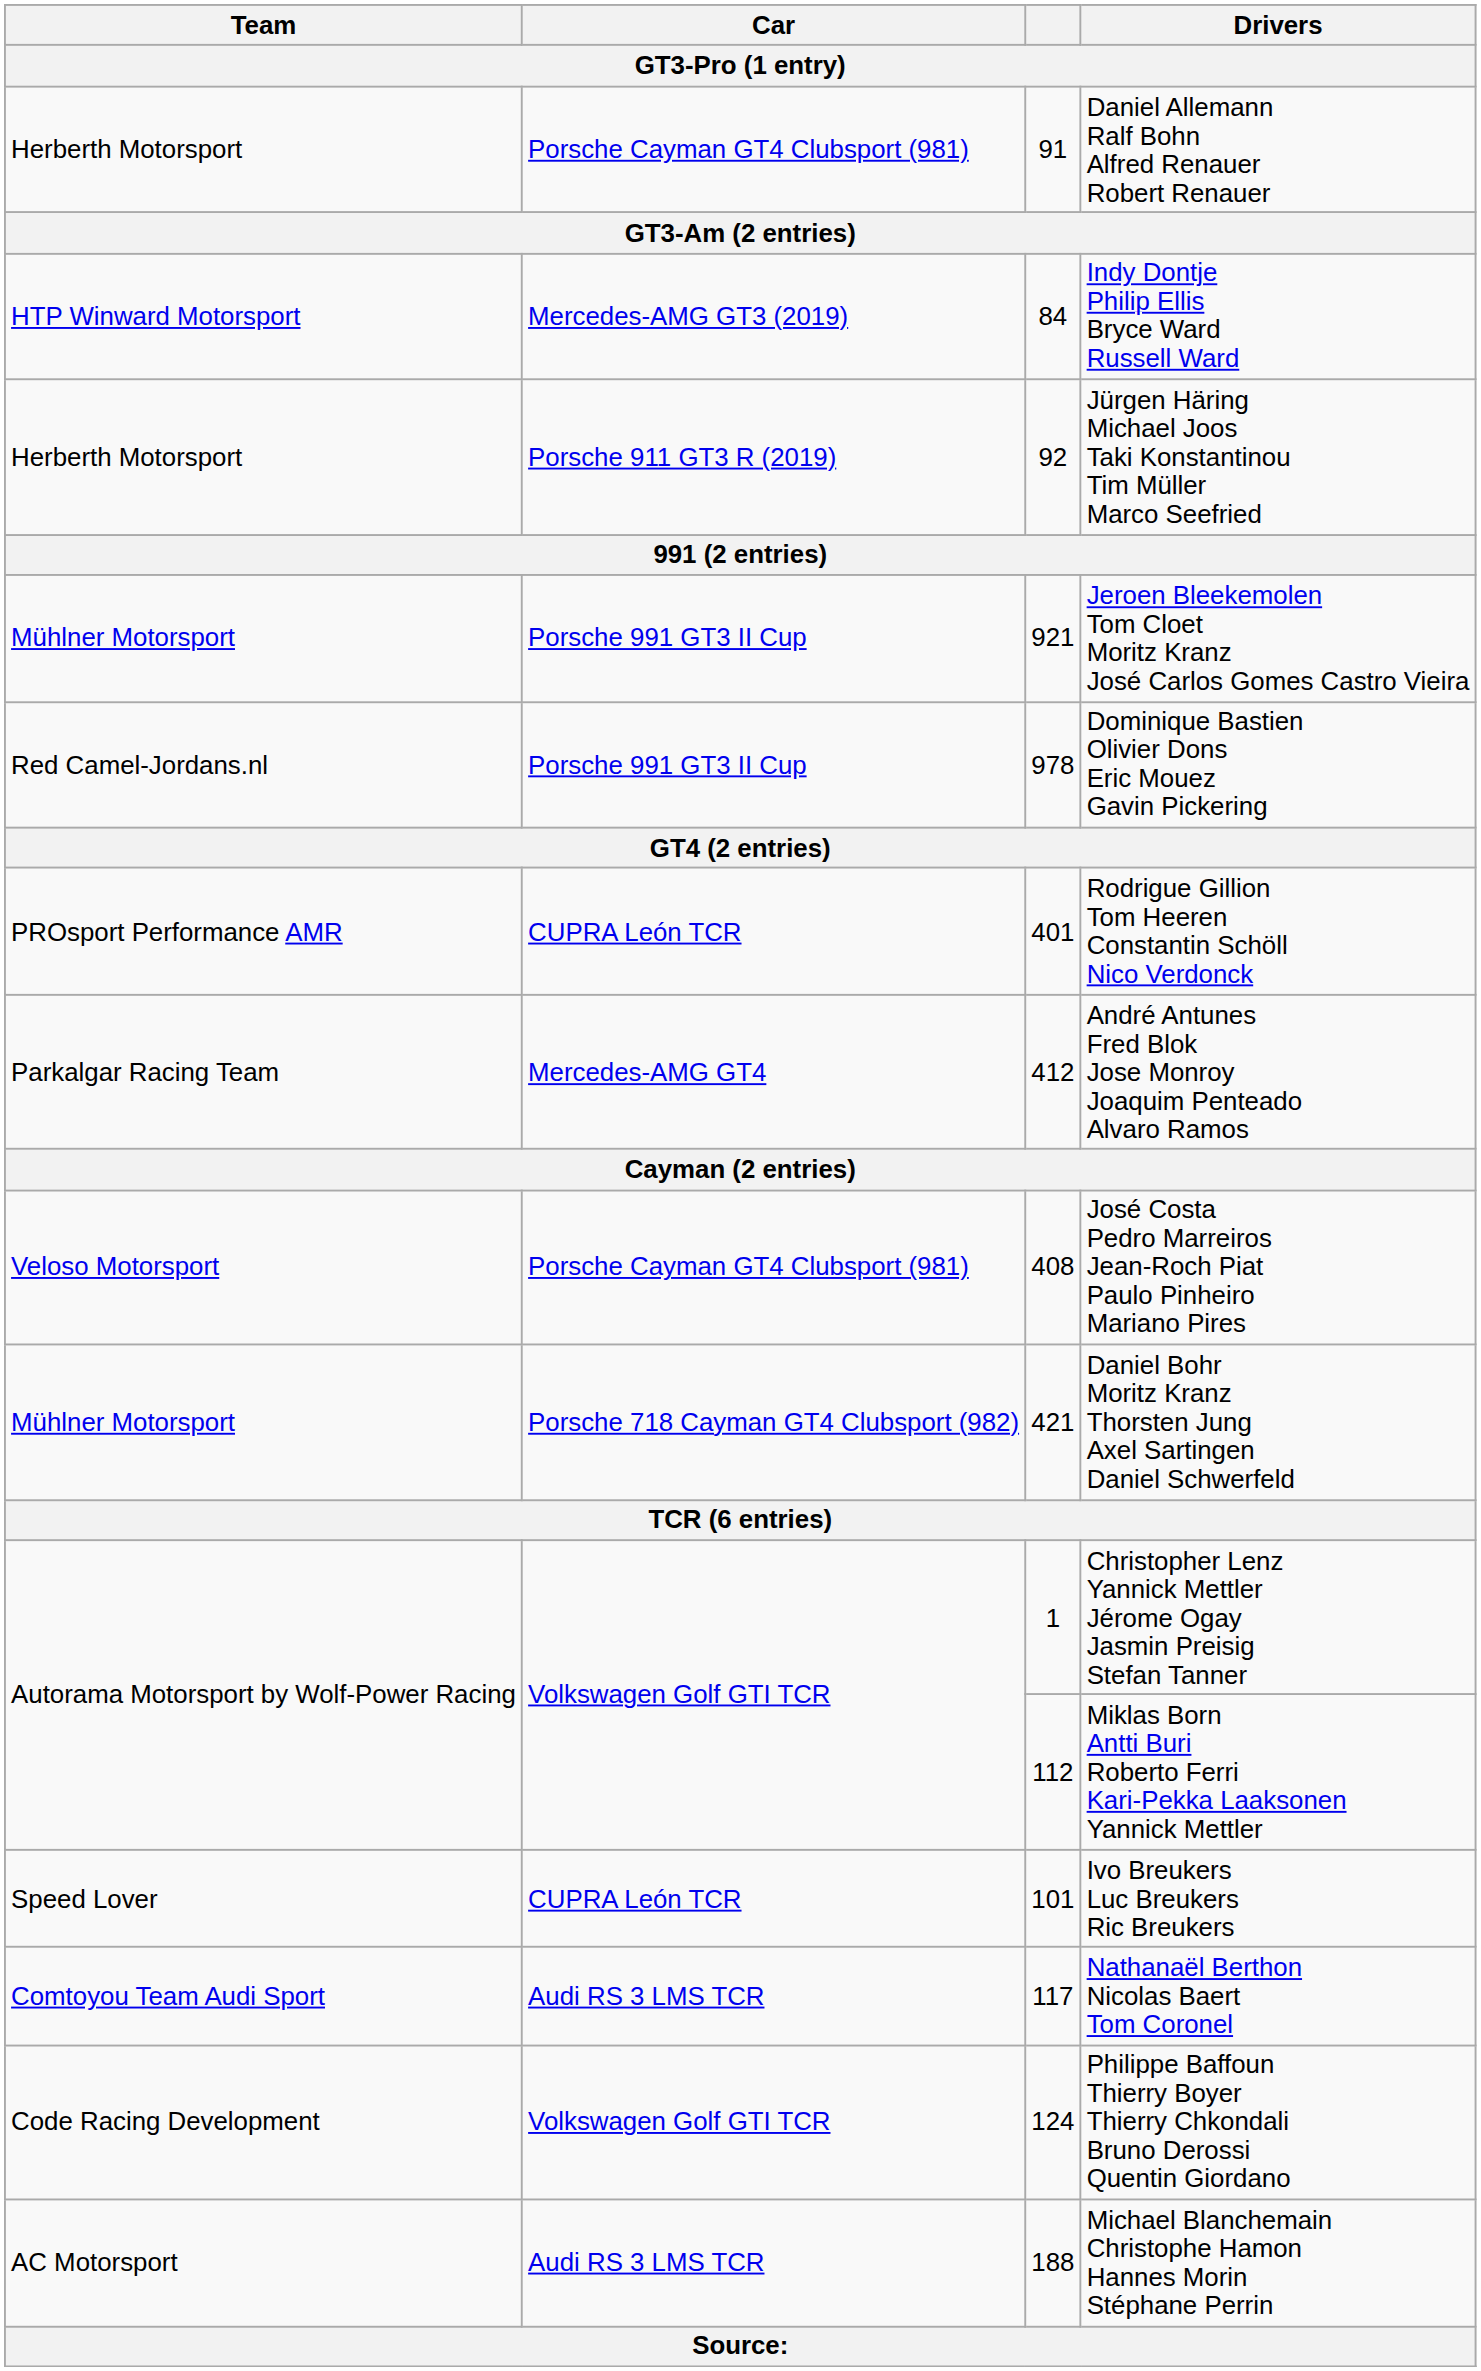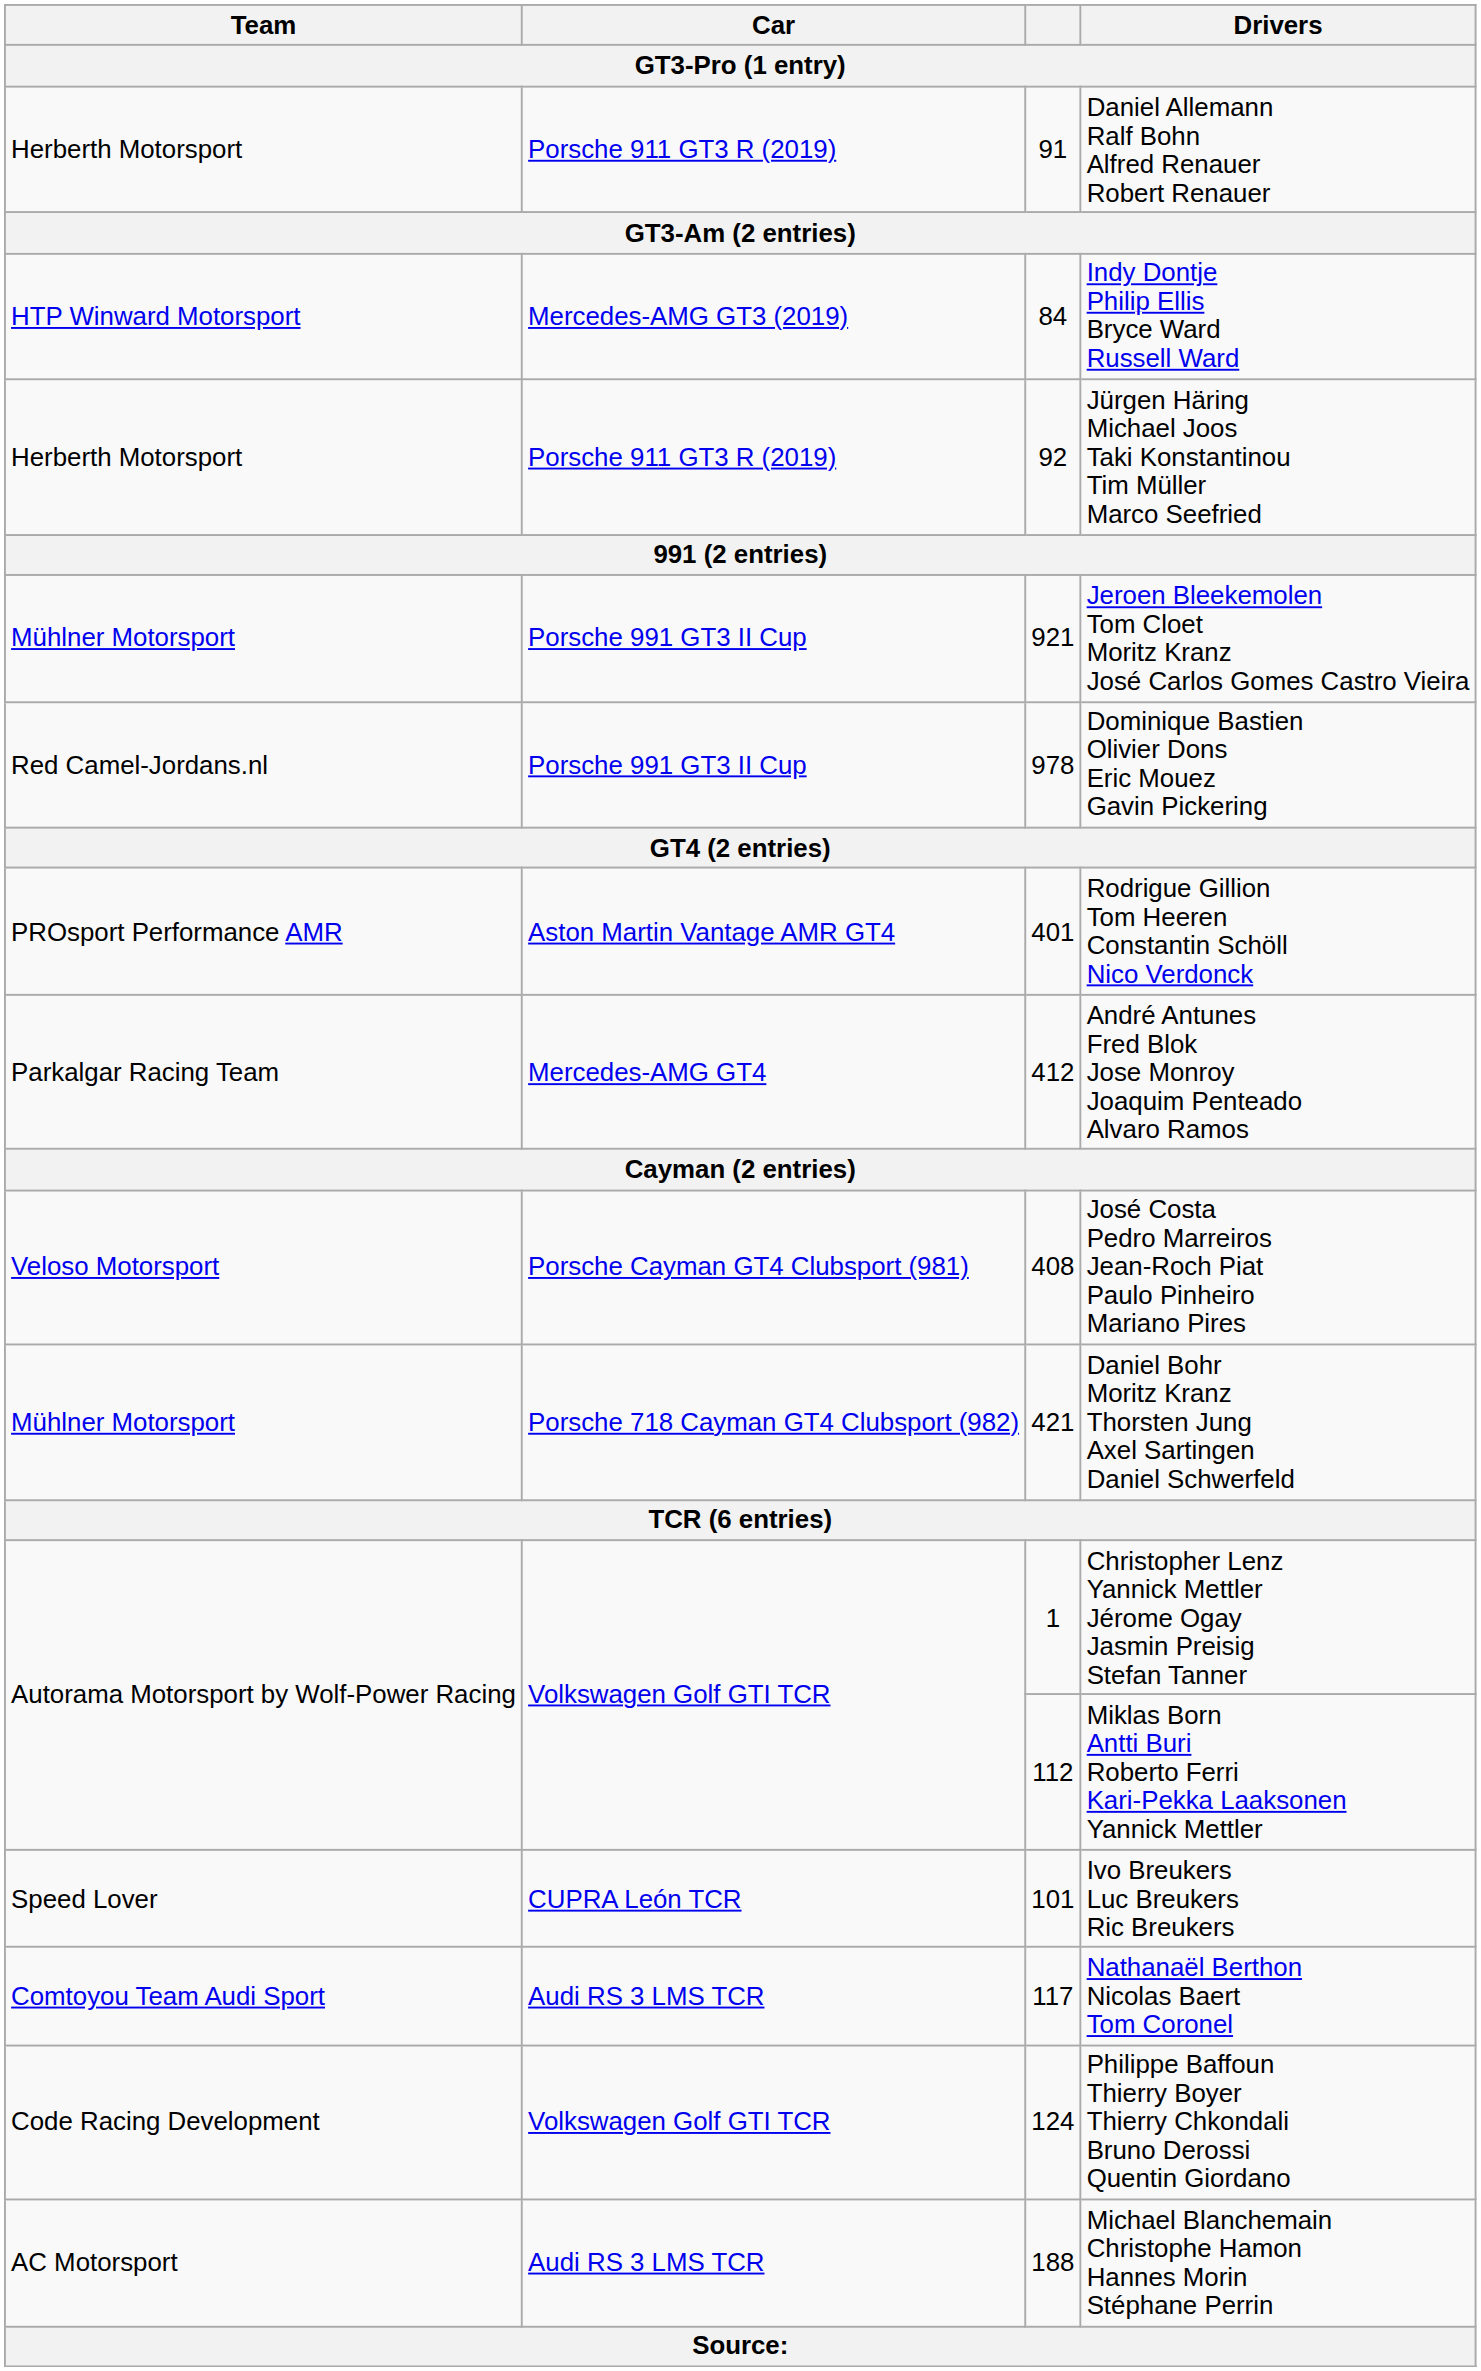(748, 149) Porsche Cayman GT4 Clubsport (981) -> (682, 149) Porsche 911 GT3 R (2019)
(635, 931) CUPRA León TCR -> (712, 931) Aston Martin Vantage AMR GT4
